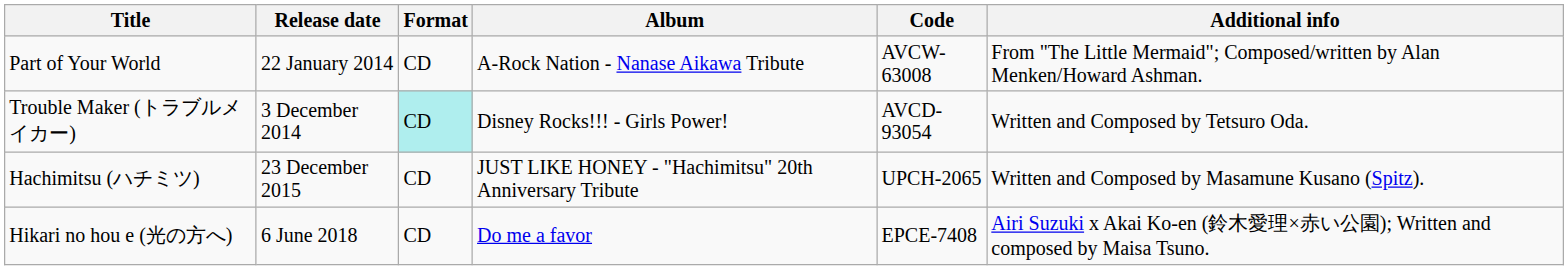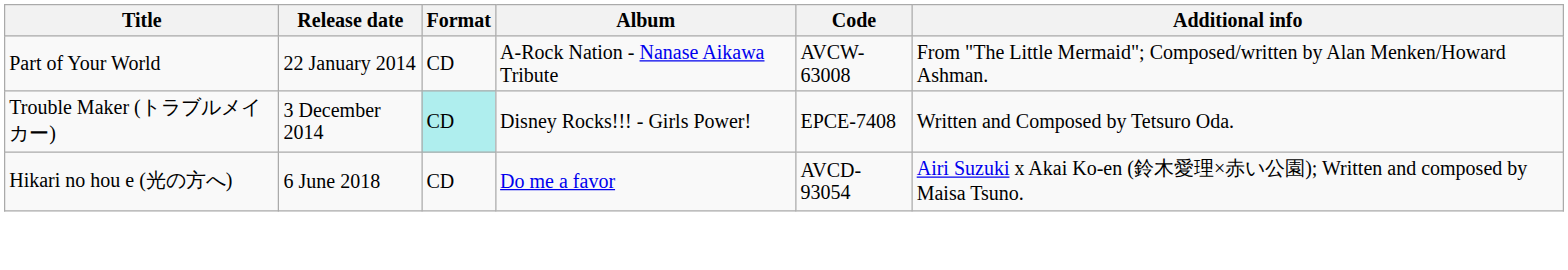(912, 121) AVCD-93054 -> (848, 121) EPCE-7408
- row: (104, 178)
(929, 235) EPCE-7408 -> (831, 181) AVCD-93054
